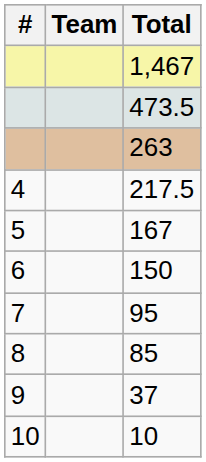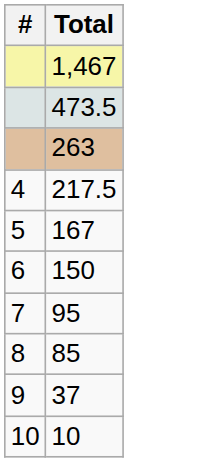- column: (84, 25)
